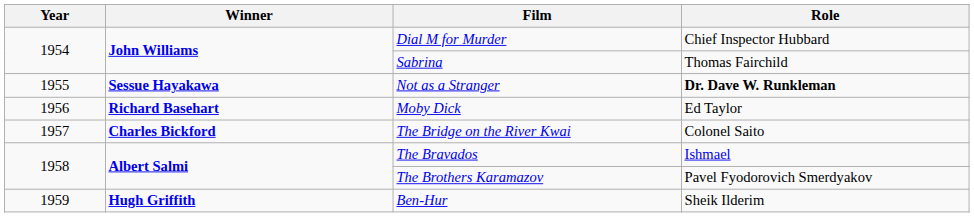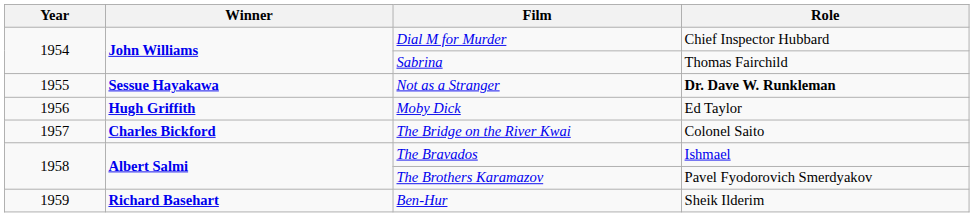(164, 108) Richard Basehart -> (152, 108) Hugh Griffith
(152, 200) Hugh Griffith -> (164, 200) Richard Basehart
